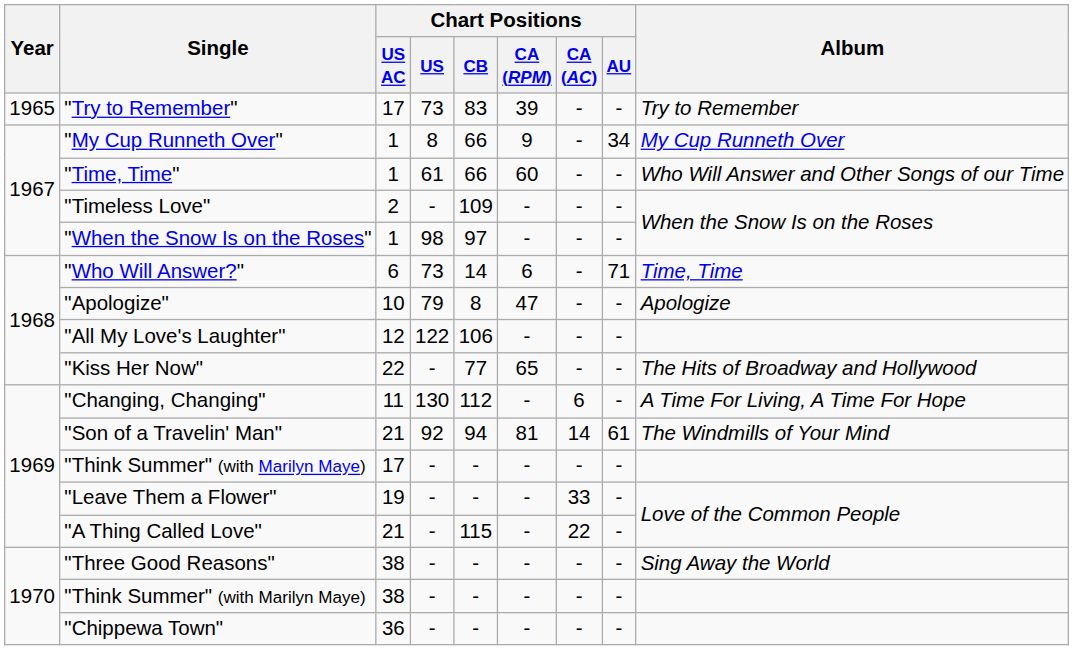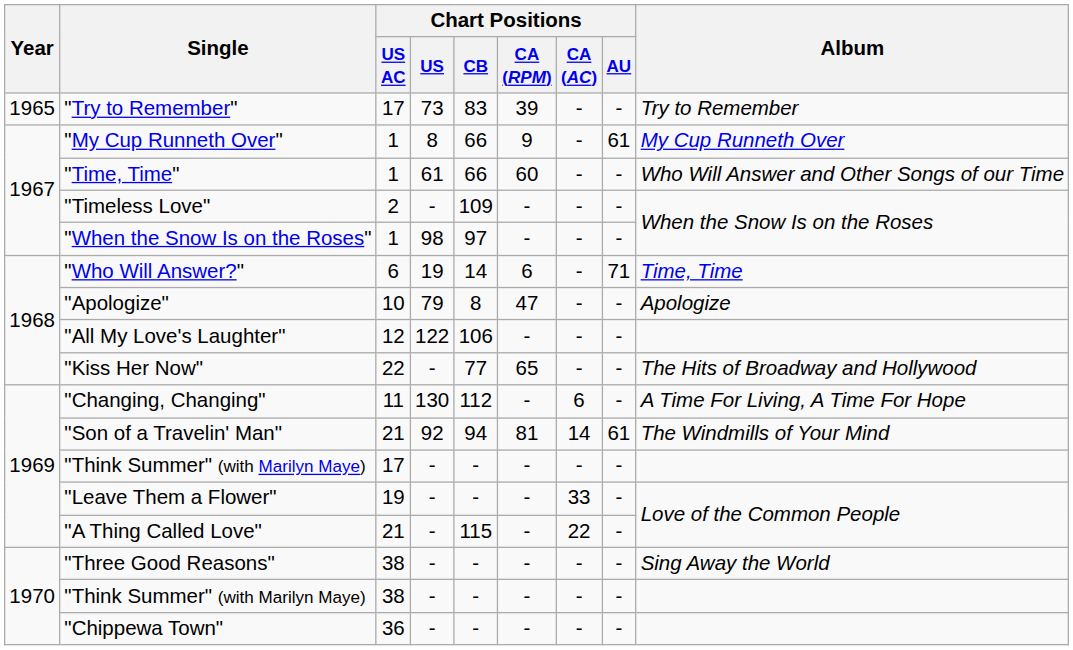(619, 141) 34 -> (619, 141) 61
(432, 271) 73 -> (432, 271) 19
